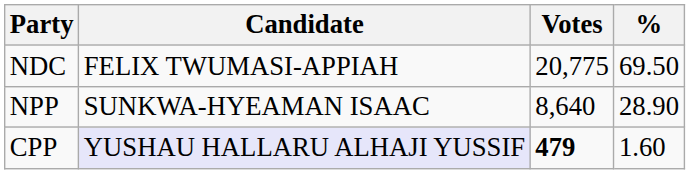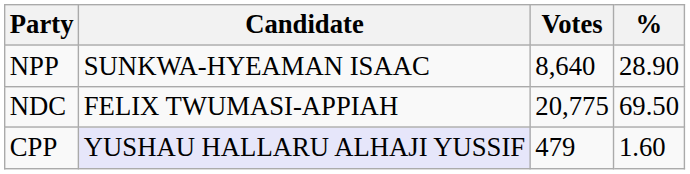rows swapped: (38, 65) <-> (34, 106)
(555, 147) bold -> (555, 147) normal
